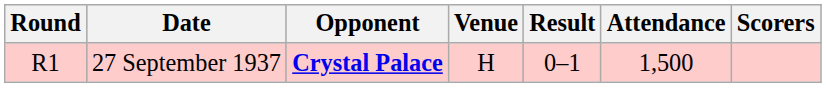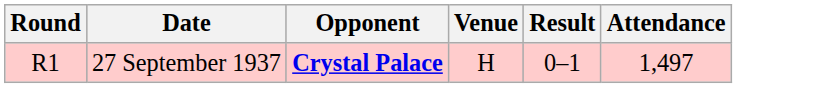- column: (776, 23)
(666, 62) 1,500 -> (666, 62) 1,497
